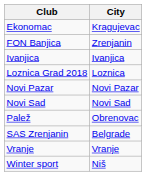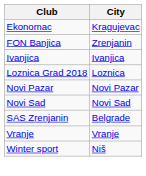- row: (19, 118)
